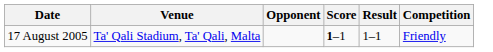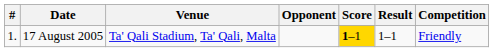+ column: (12, 15)
(336, 36) no background -> (351, 36) gold background
